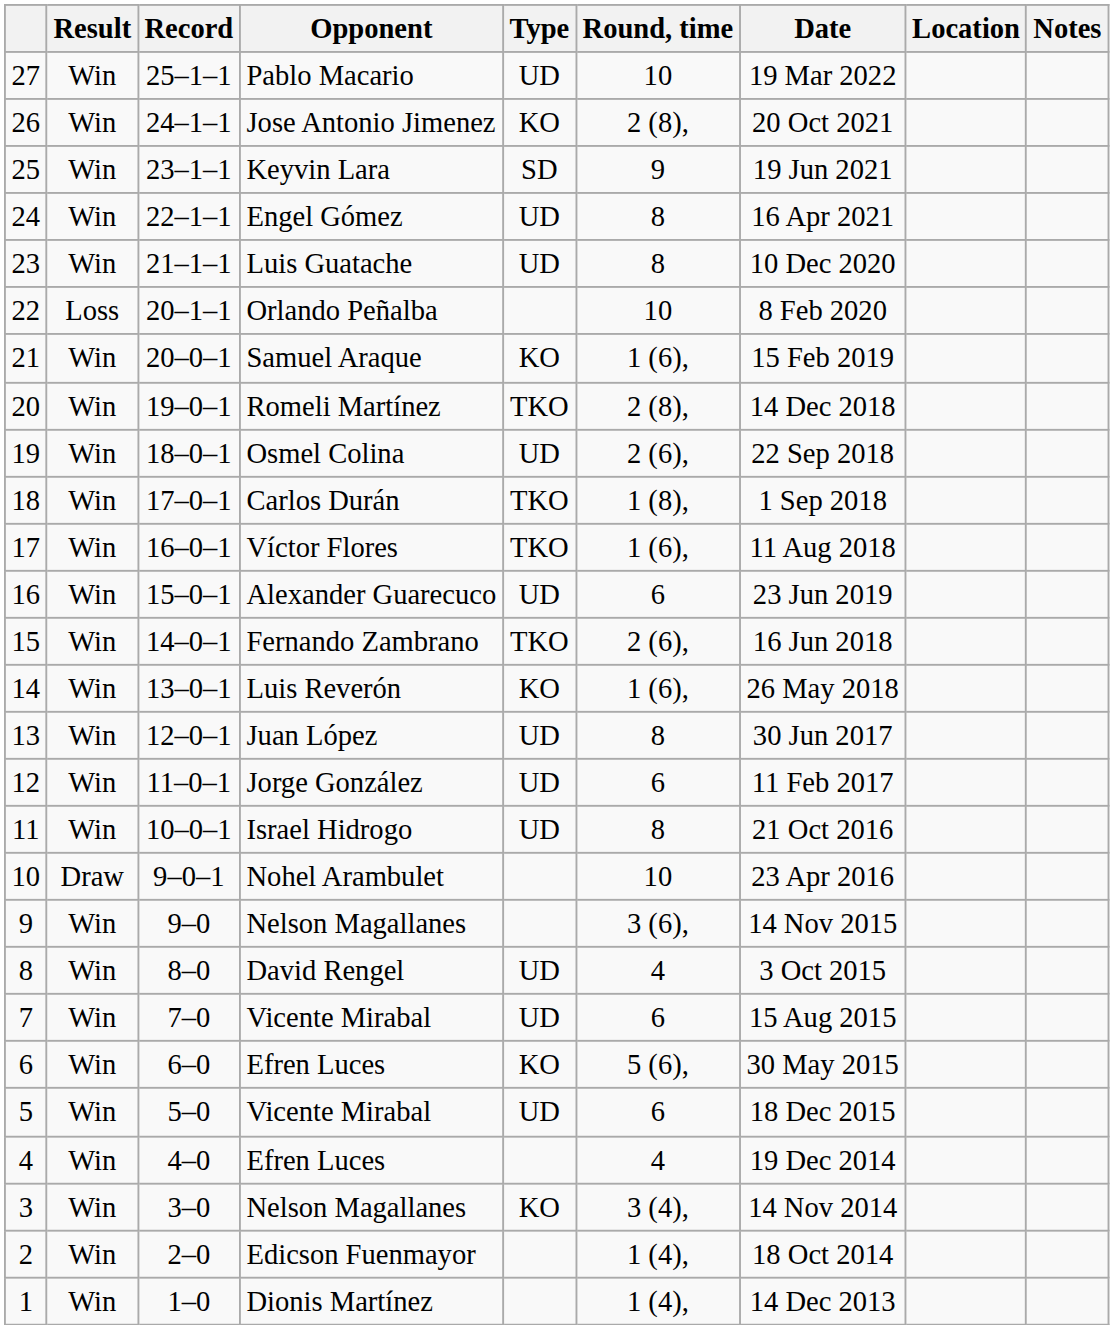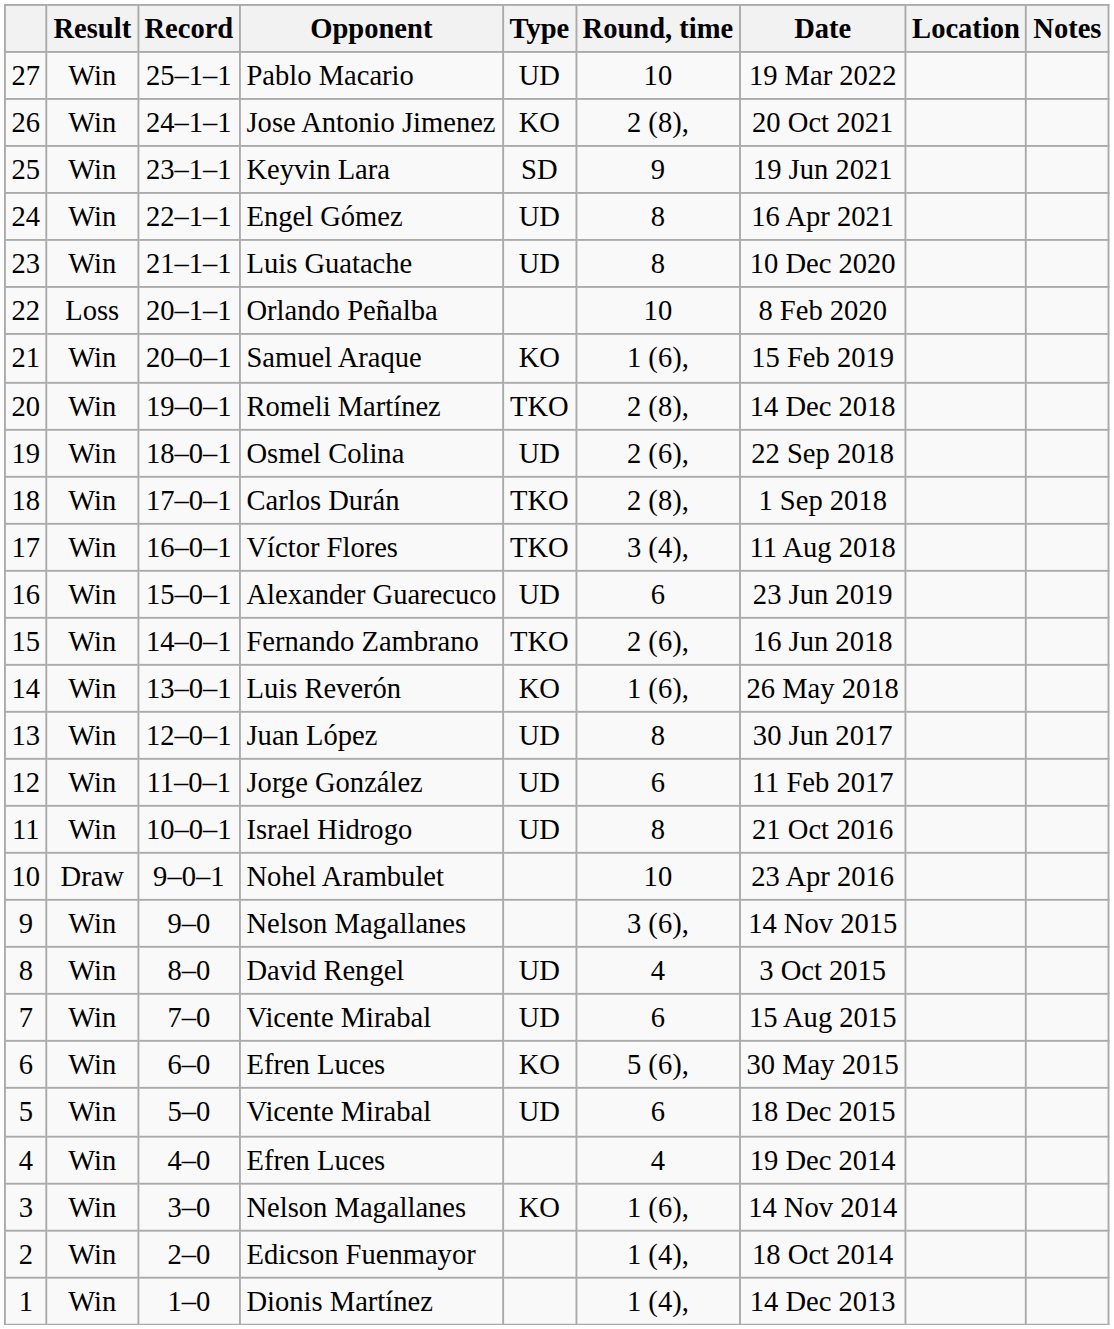(658, 499) 1 (8), -> (658, 499) 2 (8),
(658, 546) 1 (6), -> (658, 546) 3 (4),
(658, 1206) 3 (4), -> (658, 1206) 1 (6),
